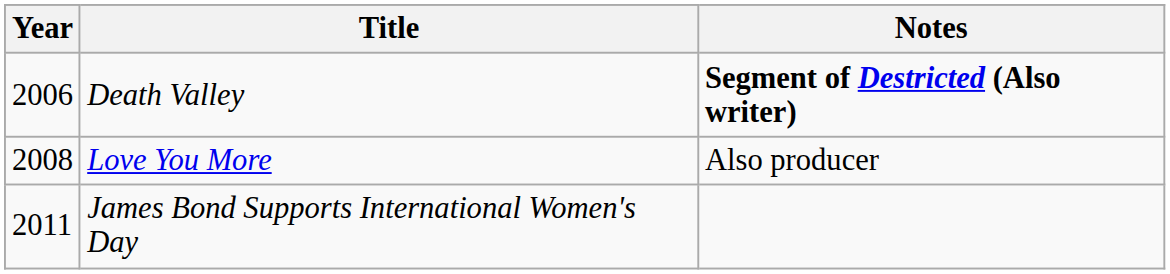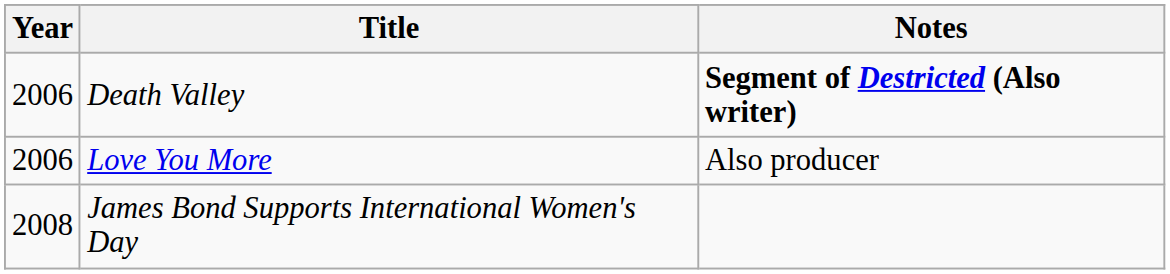(43, 160) 2008 -> (43, 160) 2006
(42, 225) 2011 -> (43, 225) 2008
